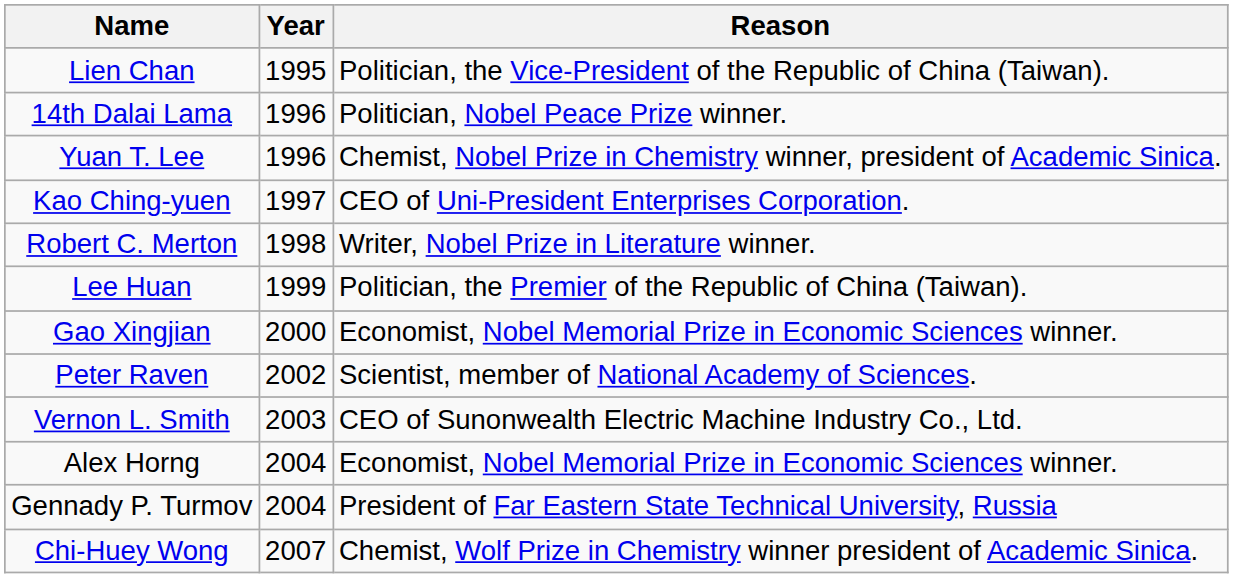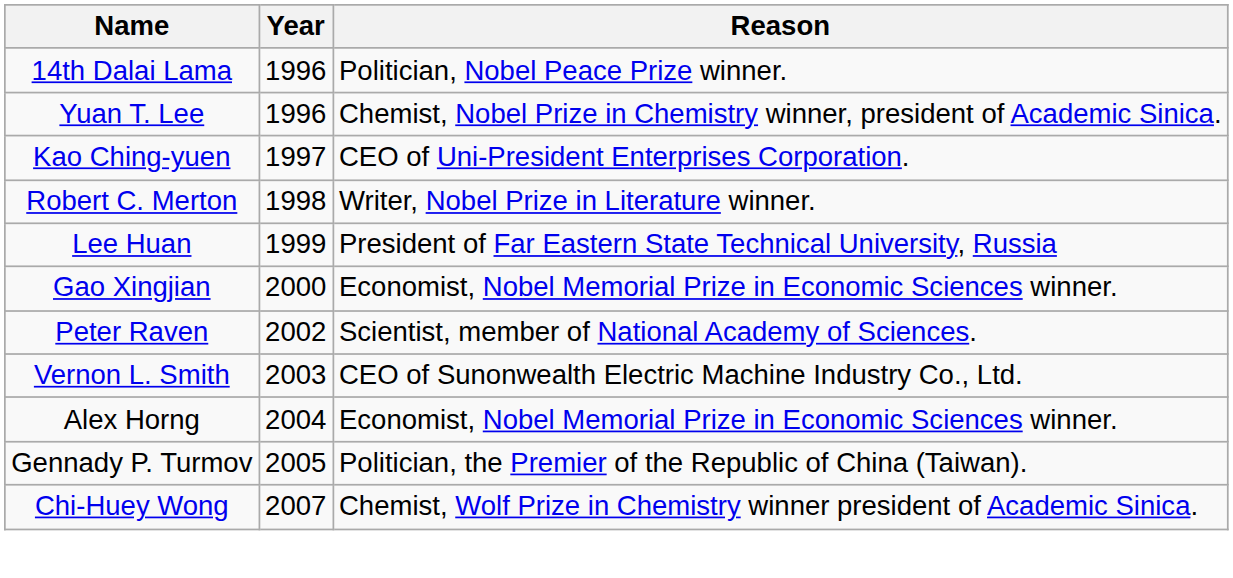- row: (132, 69)
(683, 288) Politician, the Premier of the Republic of China (Taiwan). -> (698, 244) President of Far Eastern State Technical University, Russia
(296, 506) 2004 -> (296, 462) 2005
(698, 506) President of Far Eastern State Technical University, Russia -> (683, 462) Politician, the Premier of the Republic of China (Taiwan).
